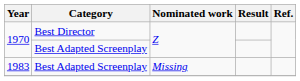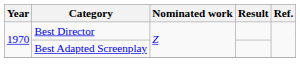- row: (18, 66)
